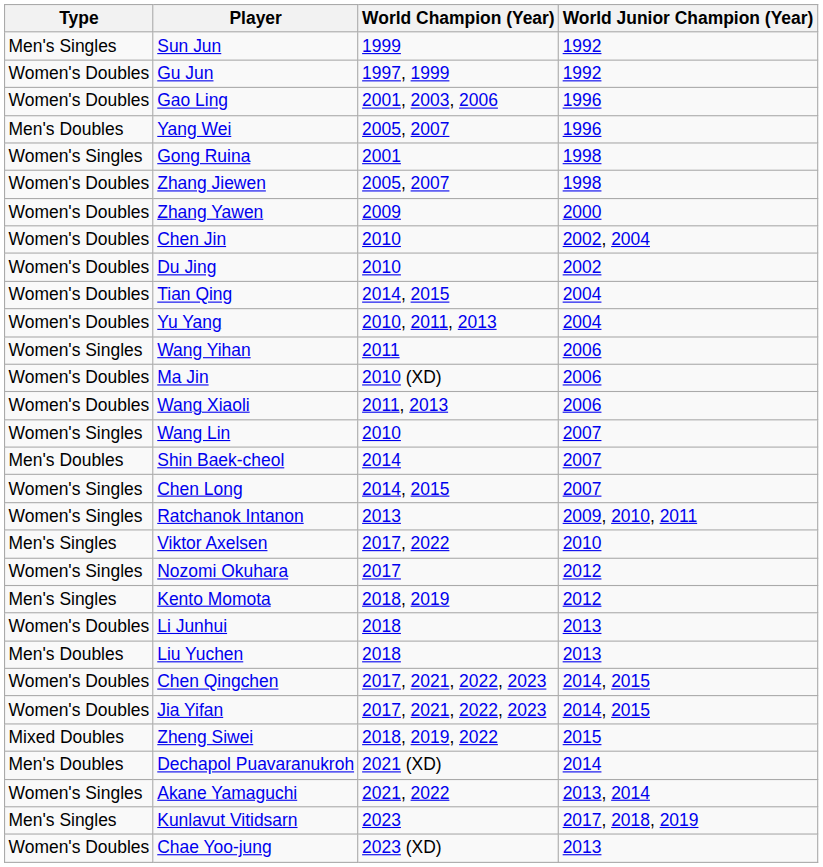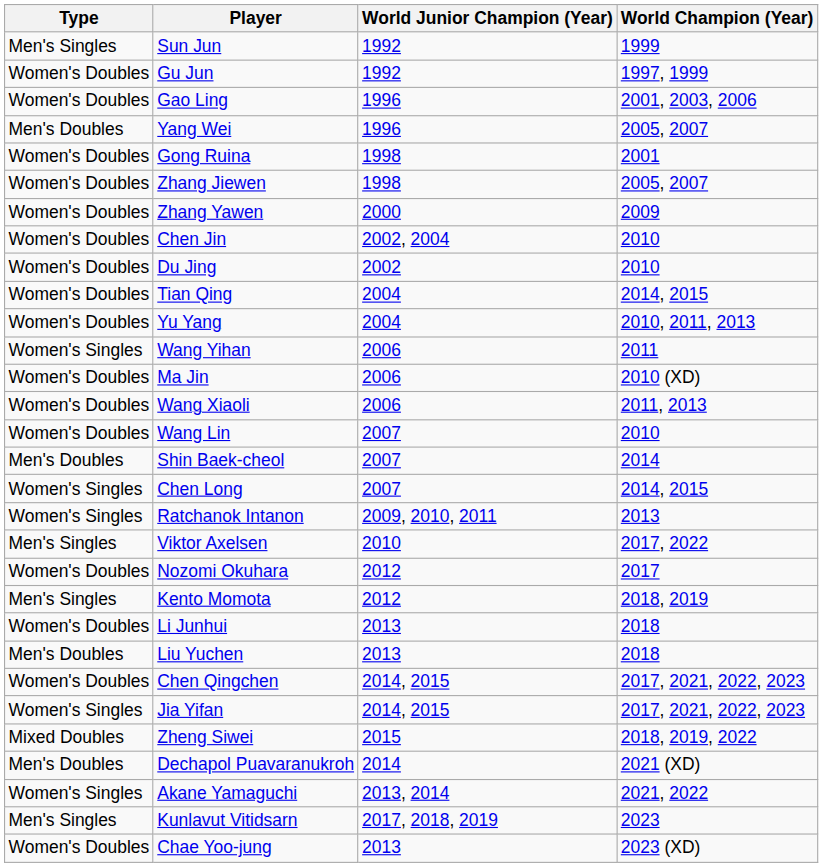columns swapped: (688, 18) <-> (458, 18)
(75, 156) Women's Singles -> (79, 156) Women's Doubles
(75, 433) Women's Singles -> (79, 433) Women's Doubles
(75, 571) Women's Singles -> (79, 571) Women's Doubles
(79, 709) Women's Doubles -> (75, 709) Women's Singles
